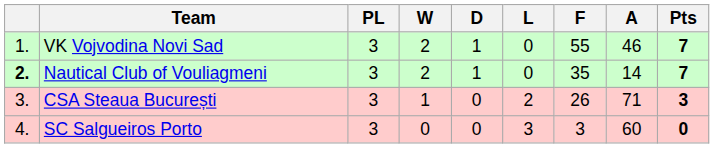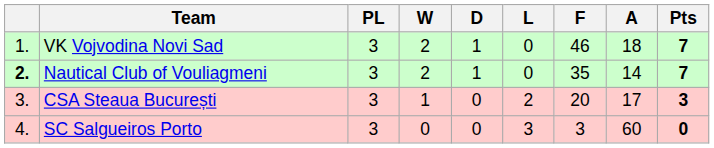(580, 45) 55 -> (580, 45) 46
(632, 45) 46 -> (632, 45) 18
(580, 101) 26 -> (580, 101) 20
(632, 101) 71 -> (632, 101) 17
